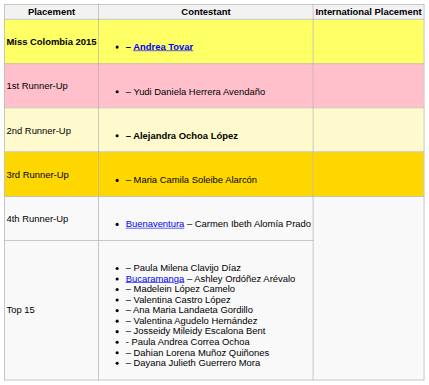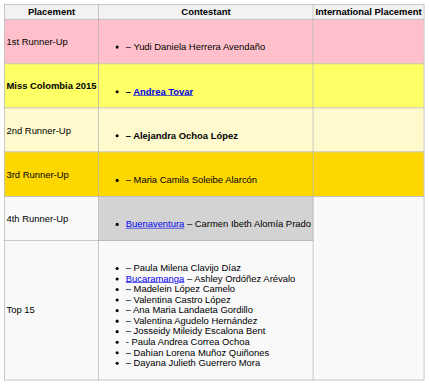rows swapped: (52, 42) <-> (37, 86)
(206, 224) no background -> (206, 224) lightgrey background
